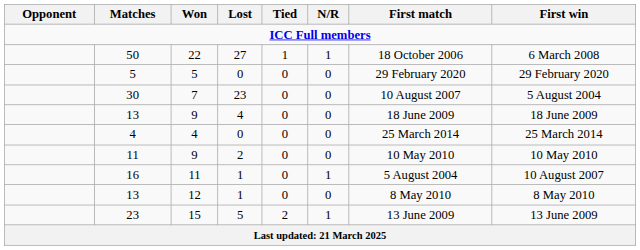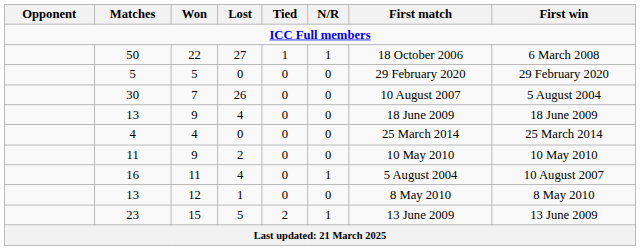(240, 94) 23 -> (240, 94) 26
(240, 174) 1 -> (240, 174) 4
